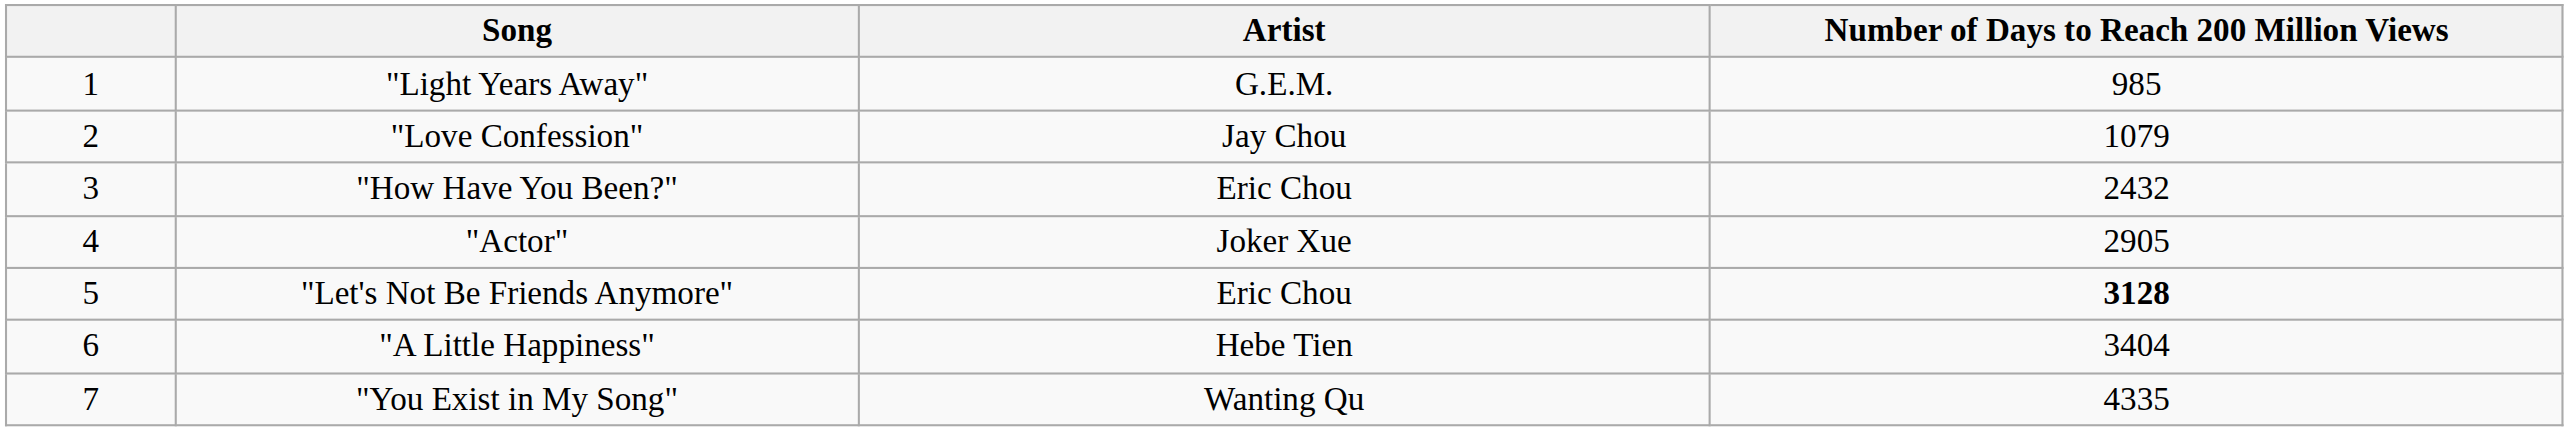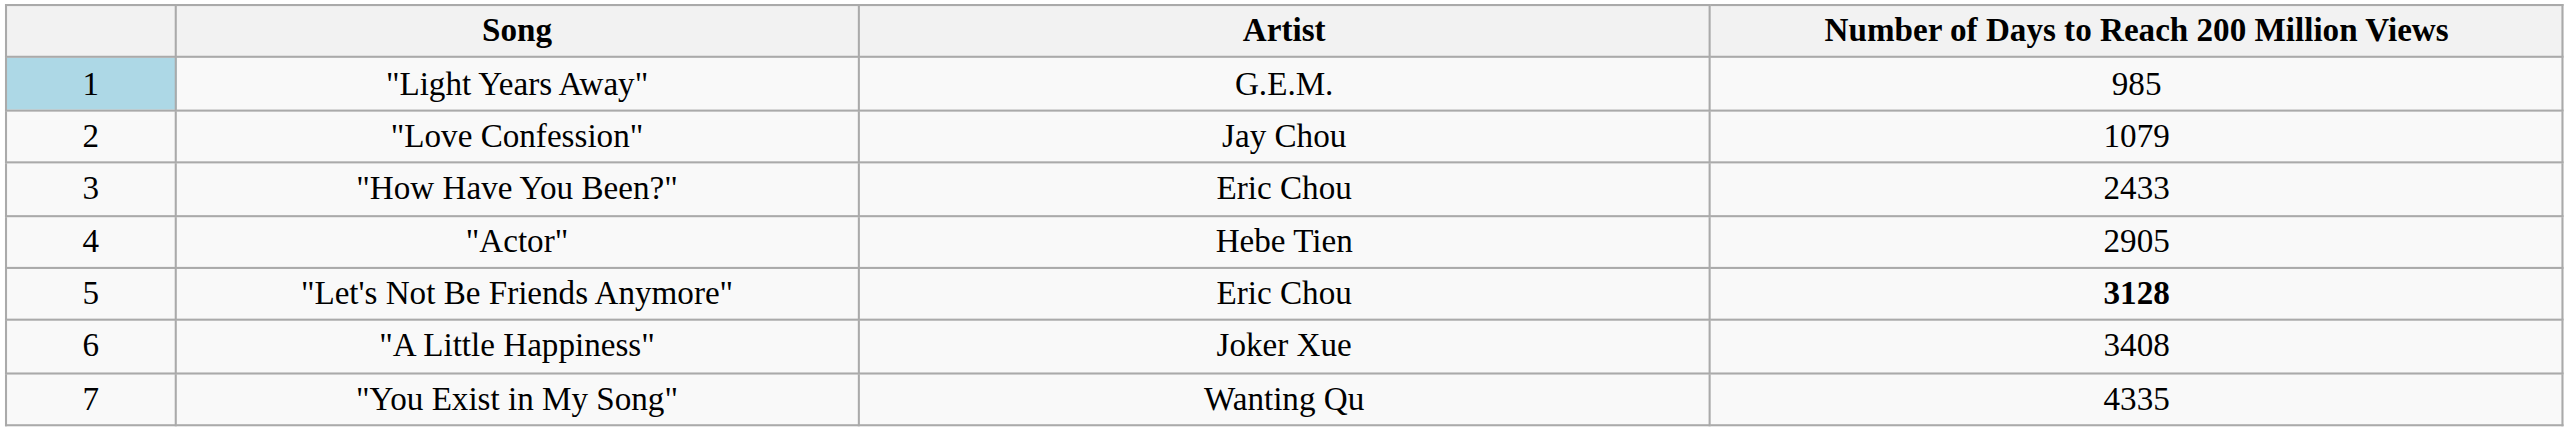(91, 83) no background -> (91, 83) lightblue background
(2137, 188) 2432 -> (2137, 188) 2433
(1284, 240) Joker Xue -> (1284, 240) Hebe Tien
(1284, 345) Hebe Tien -> (1284, 345) Joker Xue
(2137, 345) 3404 -> (2137, 345) 3408
